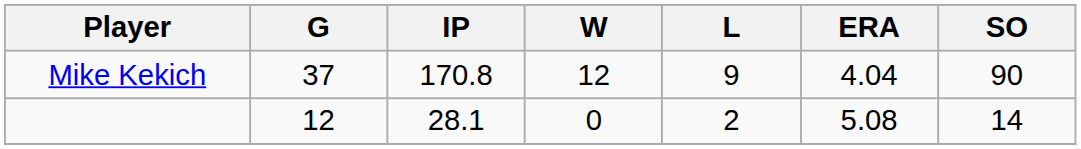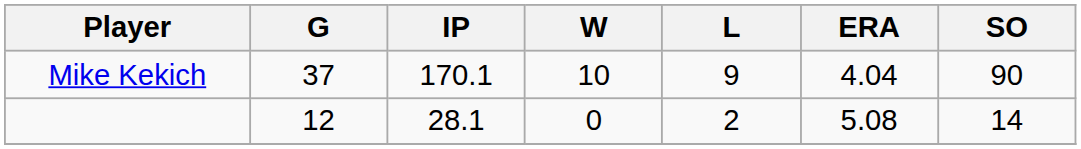(456, 74) 170.8 -> (456, 74) 170.1
(594, 74) 12 -> (594, 74) 10
